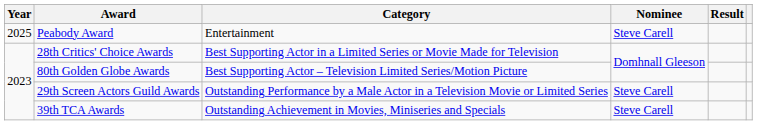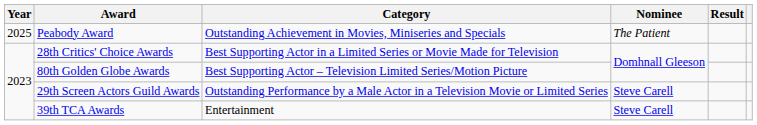(239, 33) Entertainment -> (355, 33) Outstanding Achievement in Movies, Miniseries and Specials
(643, 33) Steve Carell -> (642, 33) The Patient
(355, 110) Outstanding Achievement in Movies, Miniseries and Specials -> (239, 110) Entertainment
